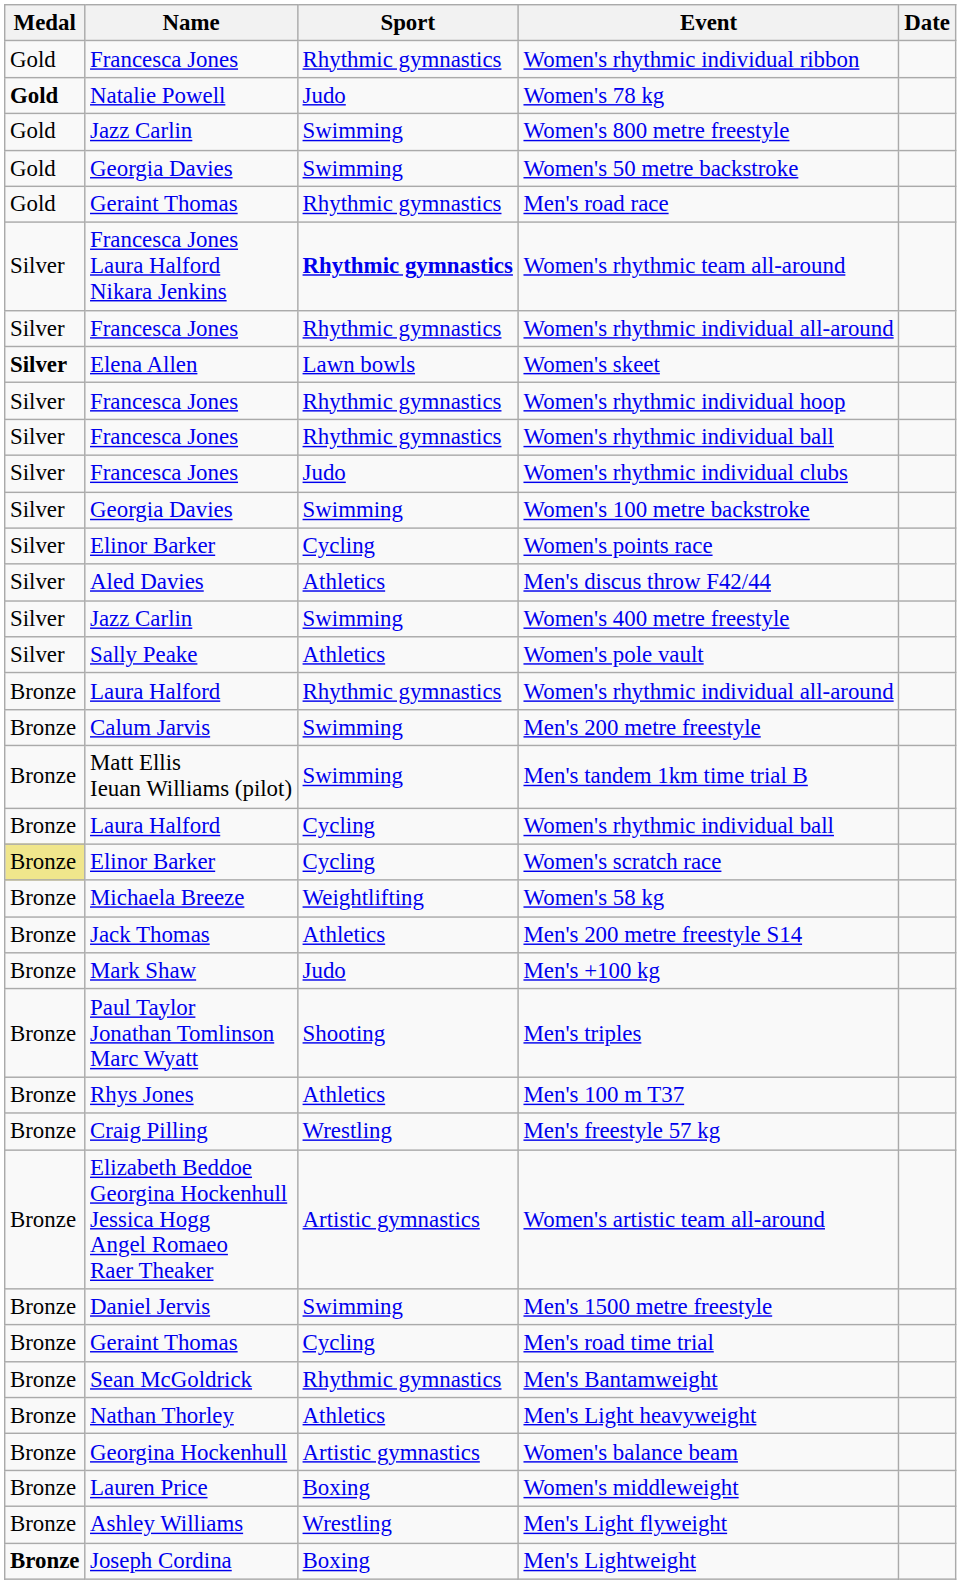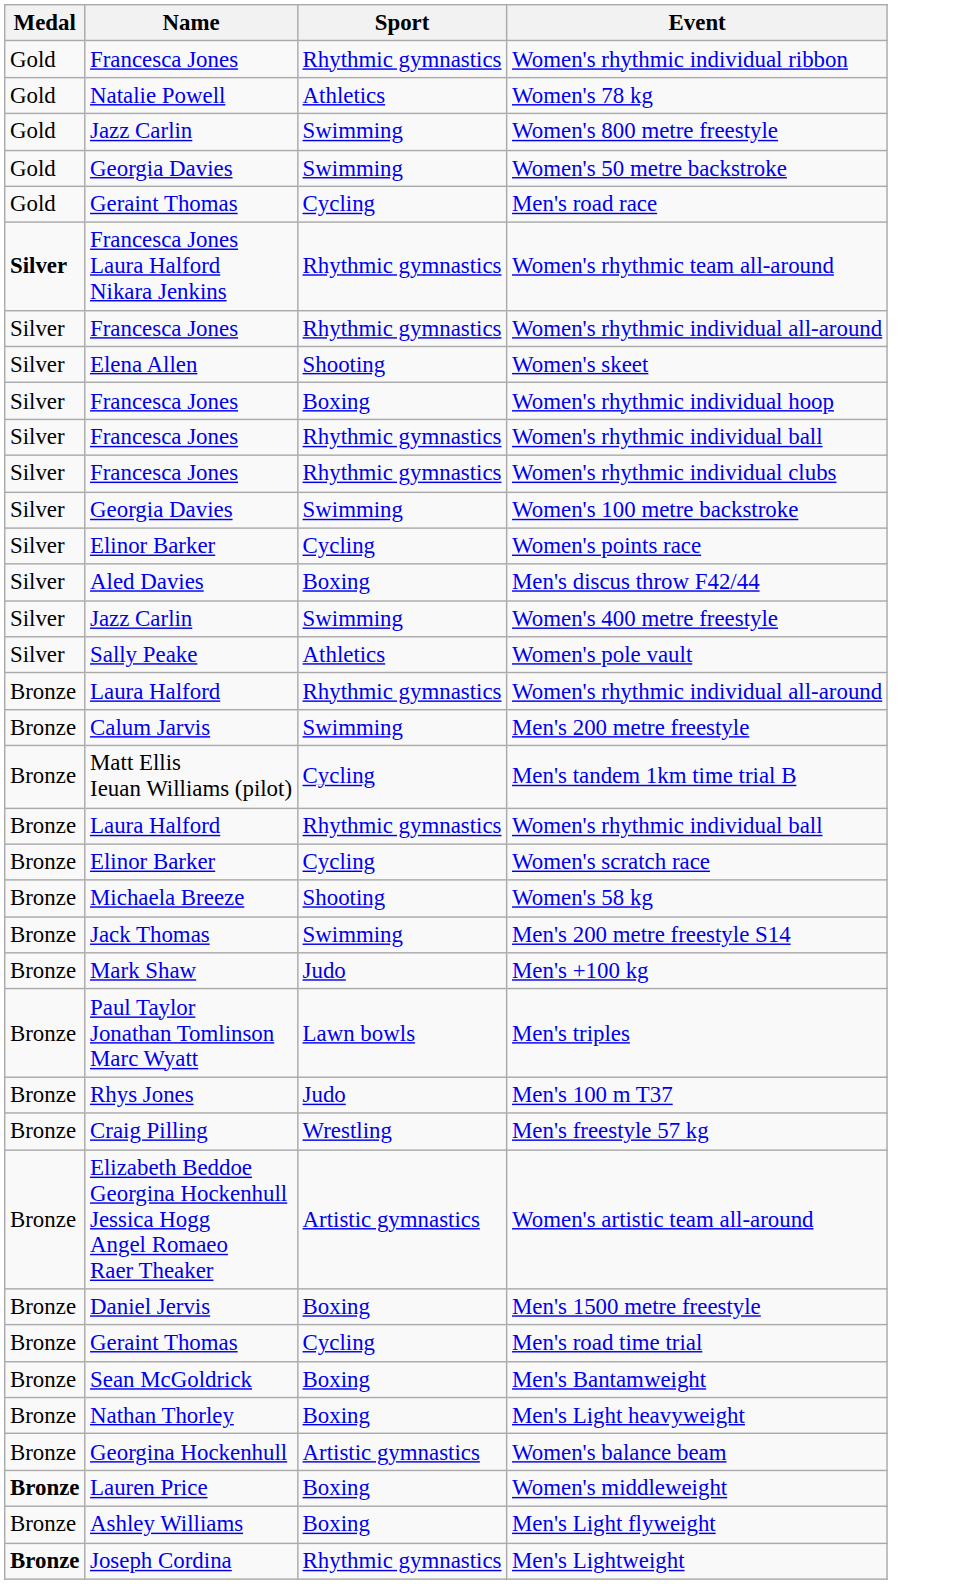- column: (927, 22)
(34, 95) bold -> (33, 95) normal
(324, 95) Judo -> (344, 95) Athletics
(402, 204) Rhythmic gymnastics -> (339, 204) Cycling
(37, 266) normal -> (39, 266) bold
(408, 266) bold -> (402, 266) normal
(39, 364) bold -> (37, 364) normal
(359, 364) Lawn bowls -> (344, 364) Shooting
(402, 400) Rhythmic gymnastics -> (336, 400) Boxing
(324, 473) Judo -> (402, 473) Rhythmic gymnastics
(344, 582) Athletics -> (336, 582) Boxing
(353, 776) Swimming -> (339, 776) Cycling
(339, 825) Cycling -> (402, 825) Rhythmic gymnastics
(43, 861) khaki background -> (43, 861) no background
(363, 898) Weightlifting -> (344, 898) Shooting
(344, 934) Athletics -> (353, 934) Swimming
(344, 1032) Shooting -> (359, 1032) Lawn bowls
(344, 1094) Athletics -> (324, 1094) Judo
(353, 1306) Swimming -> (336, 1306) Boxing
(402, 1379) Rhythmic gymnastics -> (336, 1379) Boxing
(344, 1415) Athletics -> (336, 1415) Boxing
(43, 1488) normal -> (45, 1488) bold
(347, 1524) Wrestling -> (336, 1524) Boxing
(336, 1560) Boxing -> (402, 1560) Rhythmic gymnastics
